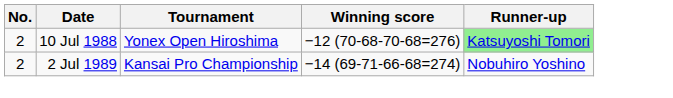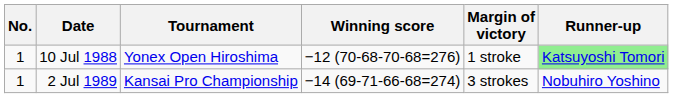+ column: (501, 25)
(20, 40) 2 -> (20, 57) 1
(20, 64) 2 -> (20, 81) 1
